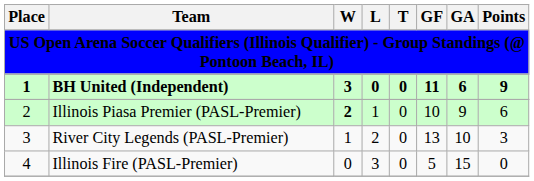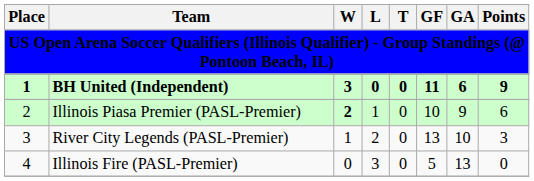(463, 163) 15 -> (463, 163) 13
